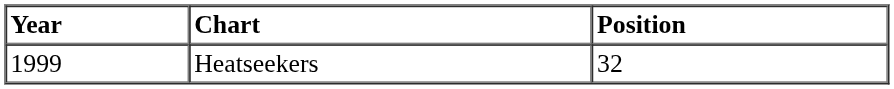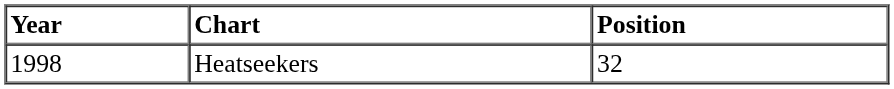(36, 63) 1999 -> (36, 63) 1998
